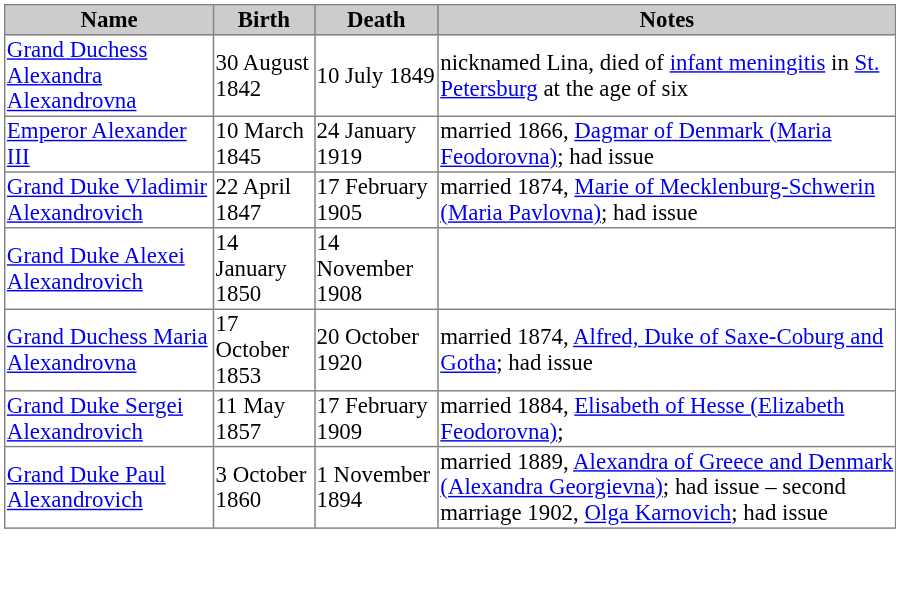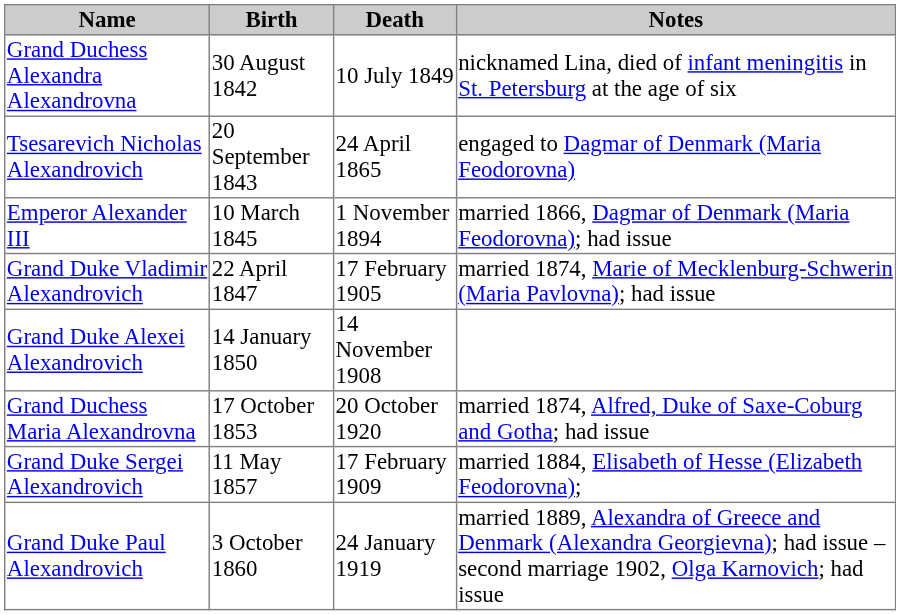+ row: (104, 156)
(366, 143) 24 January 1919 -> (392, 225) 1 November 1894
(373, 487) 1 November 1894 -> (385, 555) 24 January 1919
